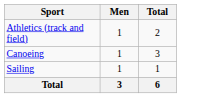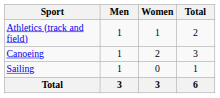+ column: (157, 12)
